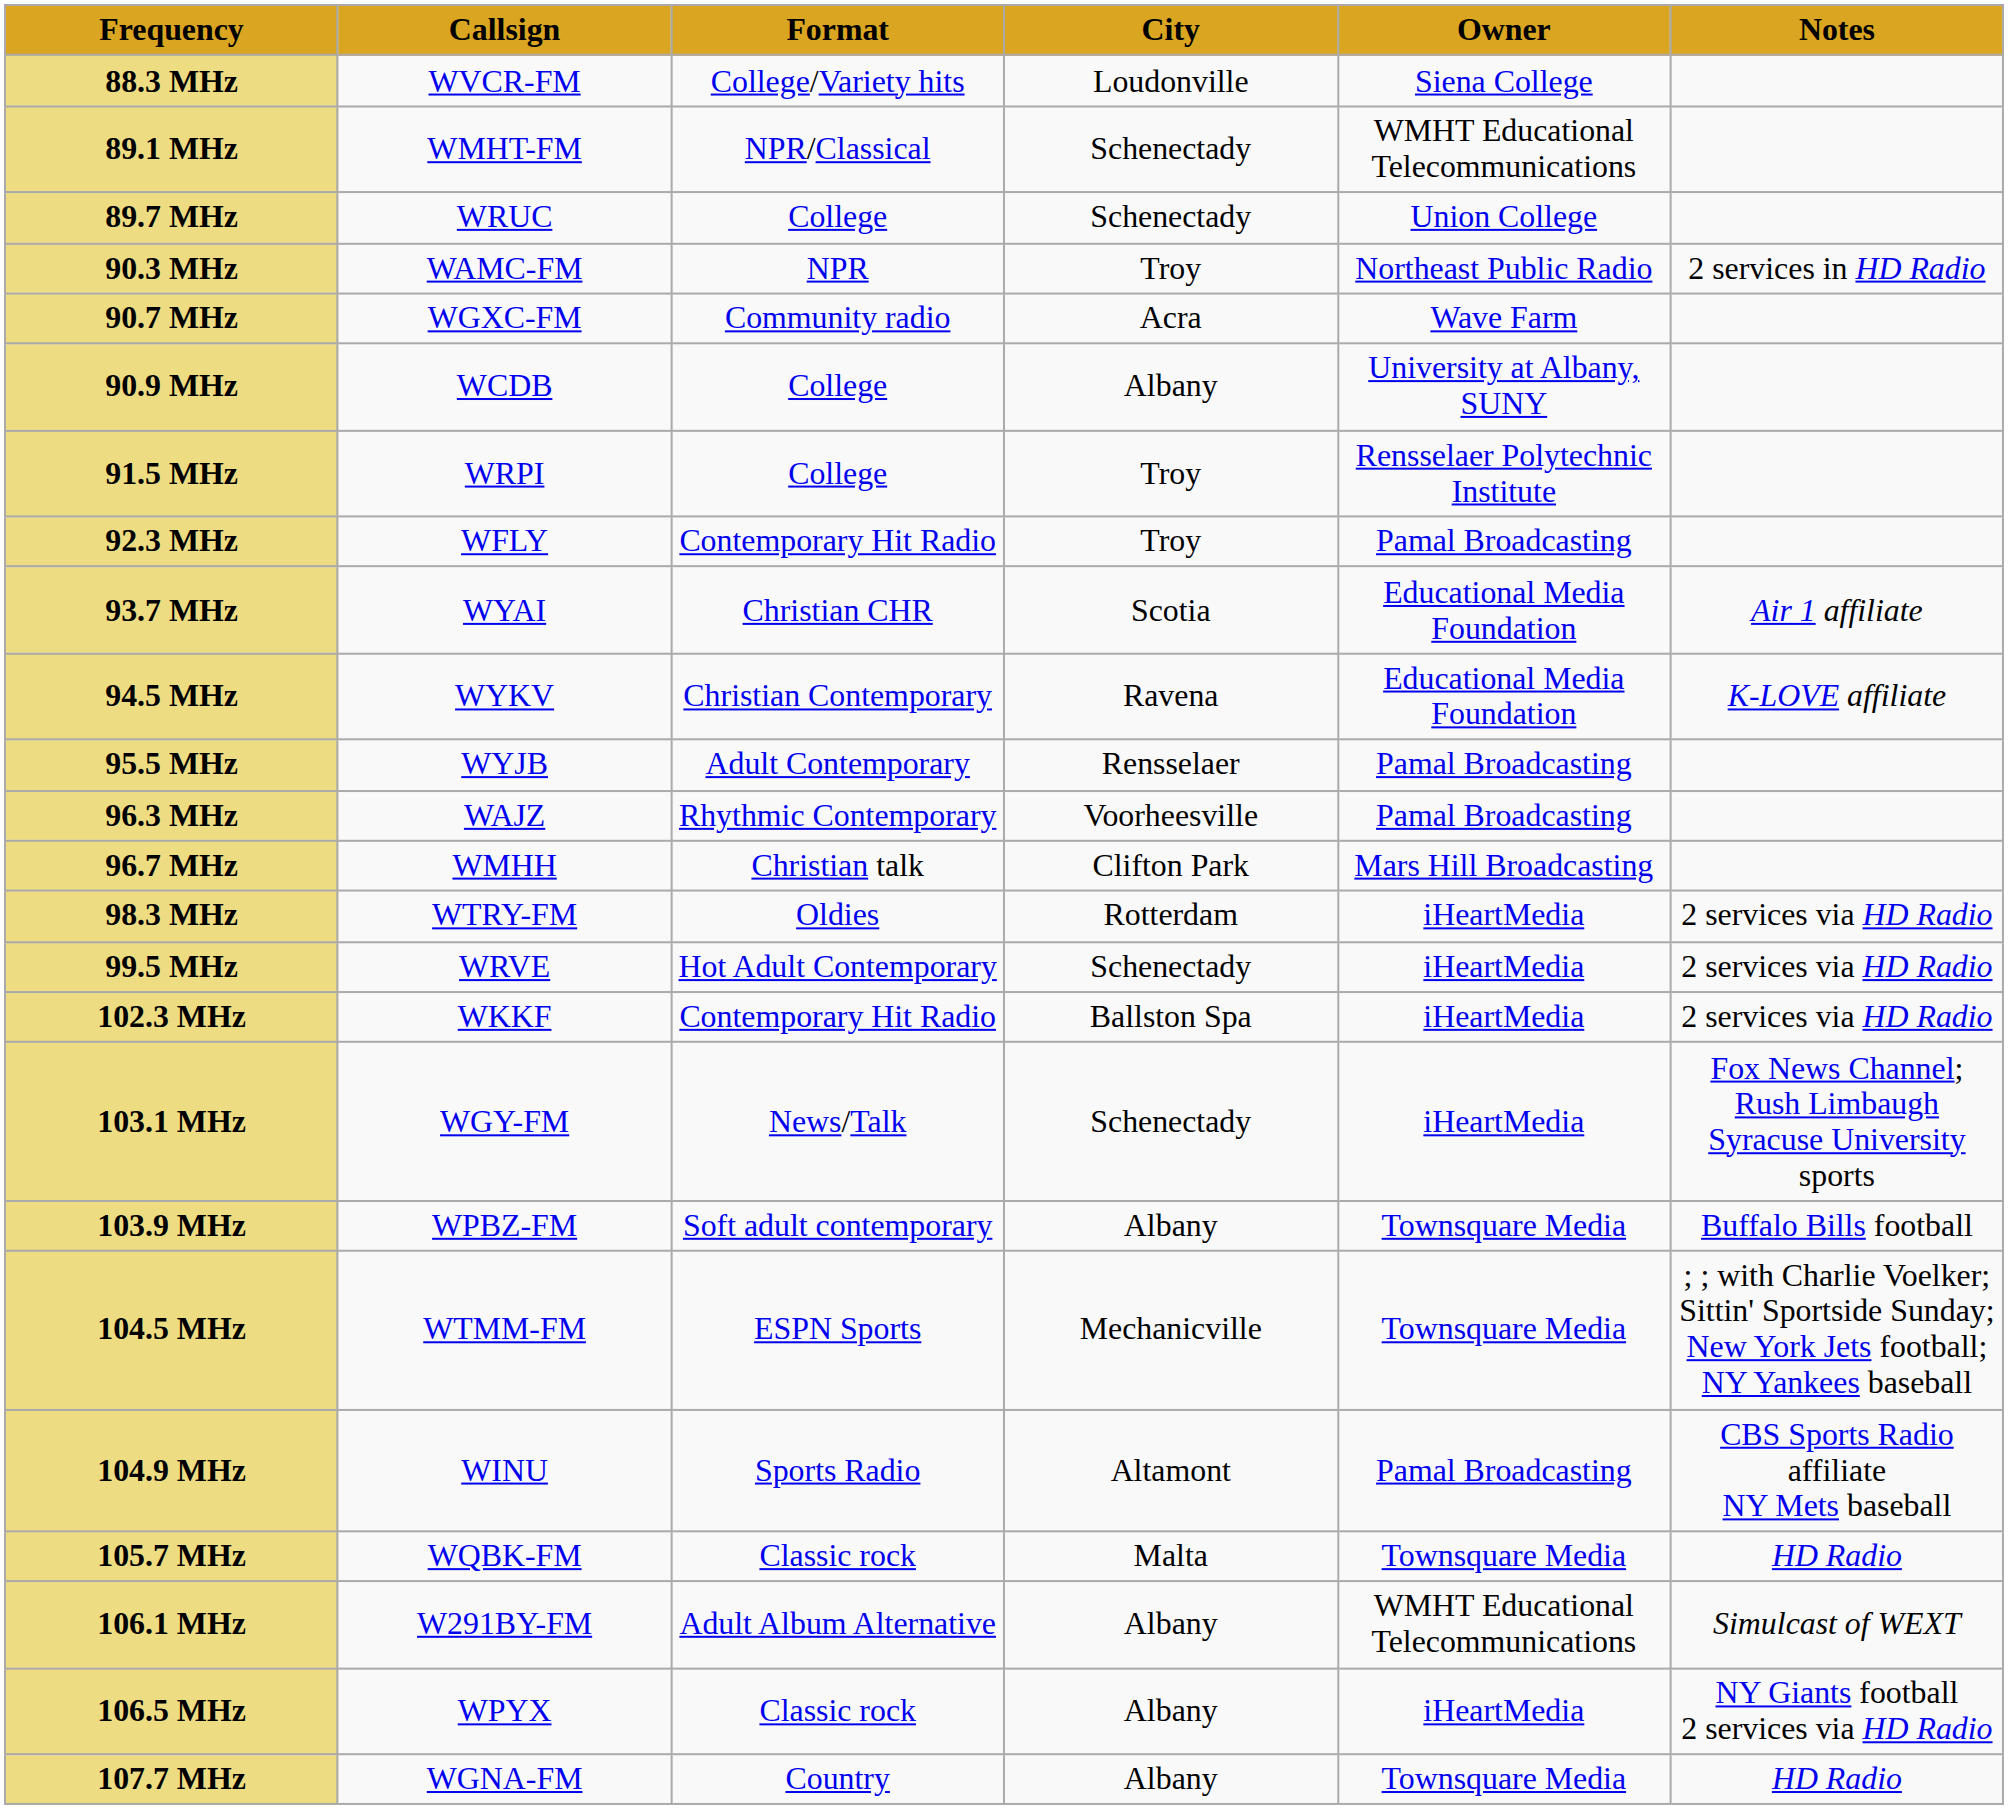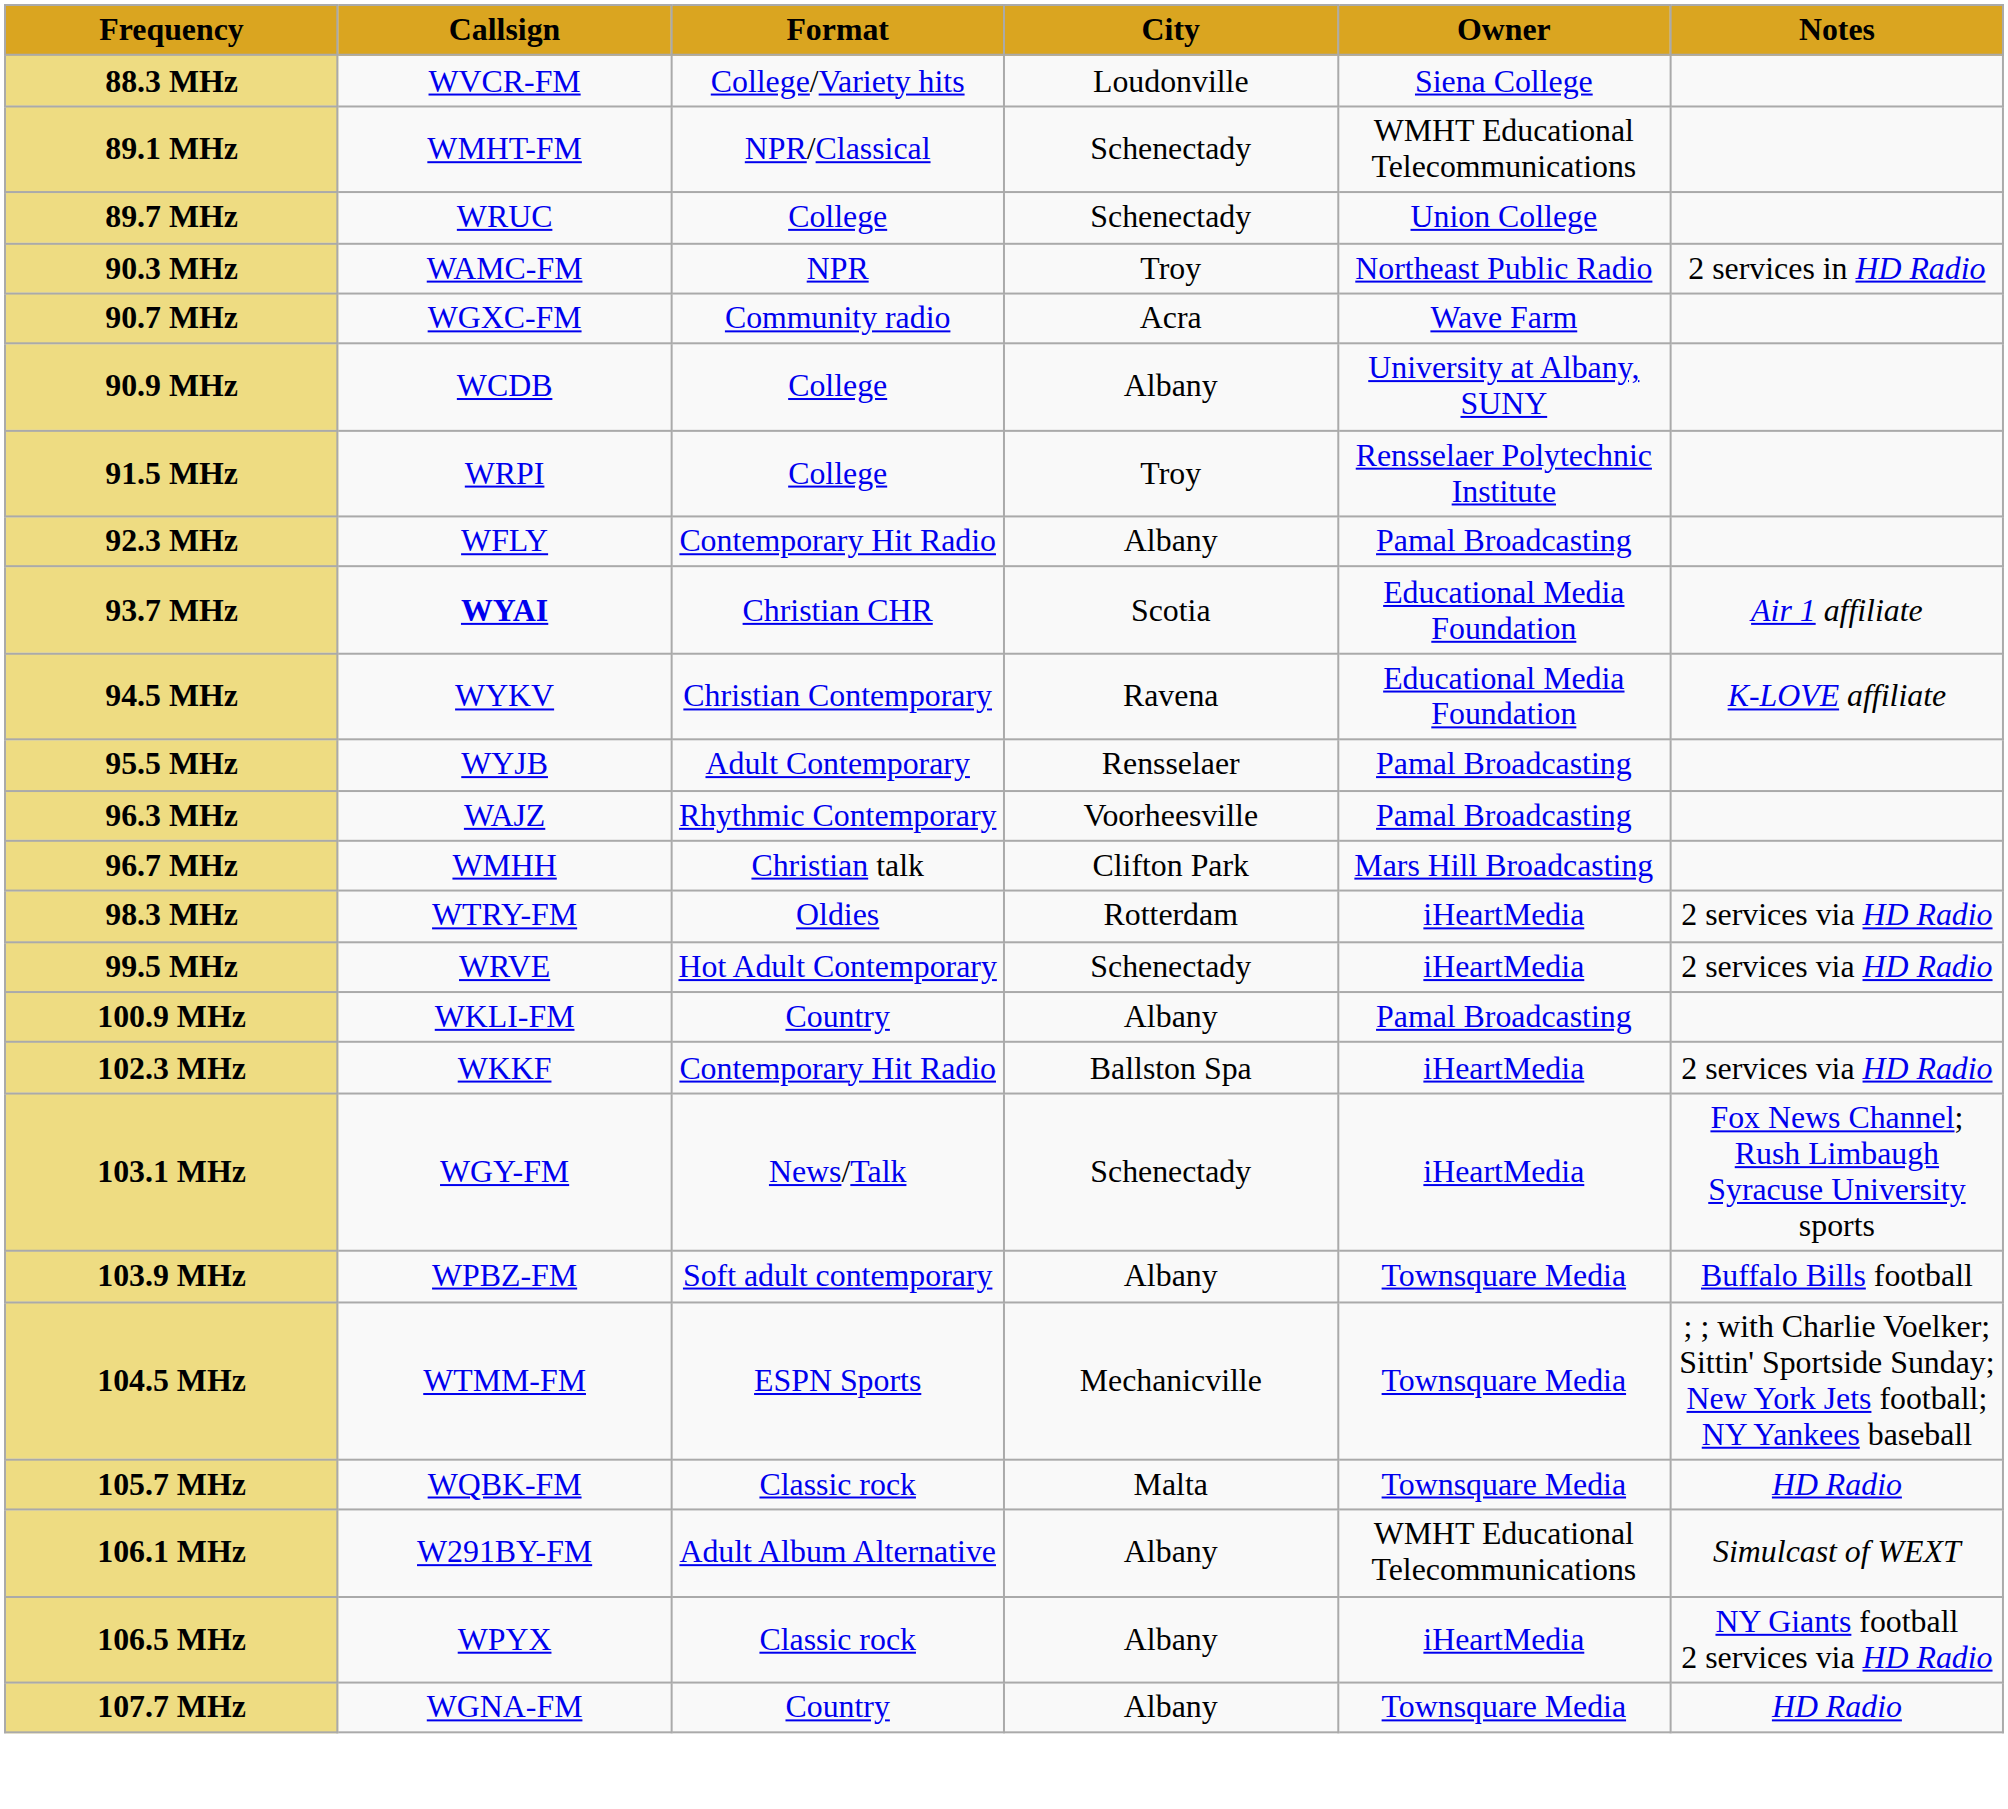(1171, 541) Troy -> (1171, 541) Albany
(505, 609) normal -> (505, 609) bold
+ row: (172, 1016)
- row: (172, 1469)
